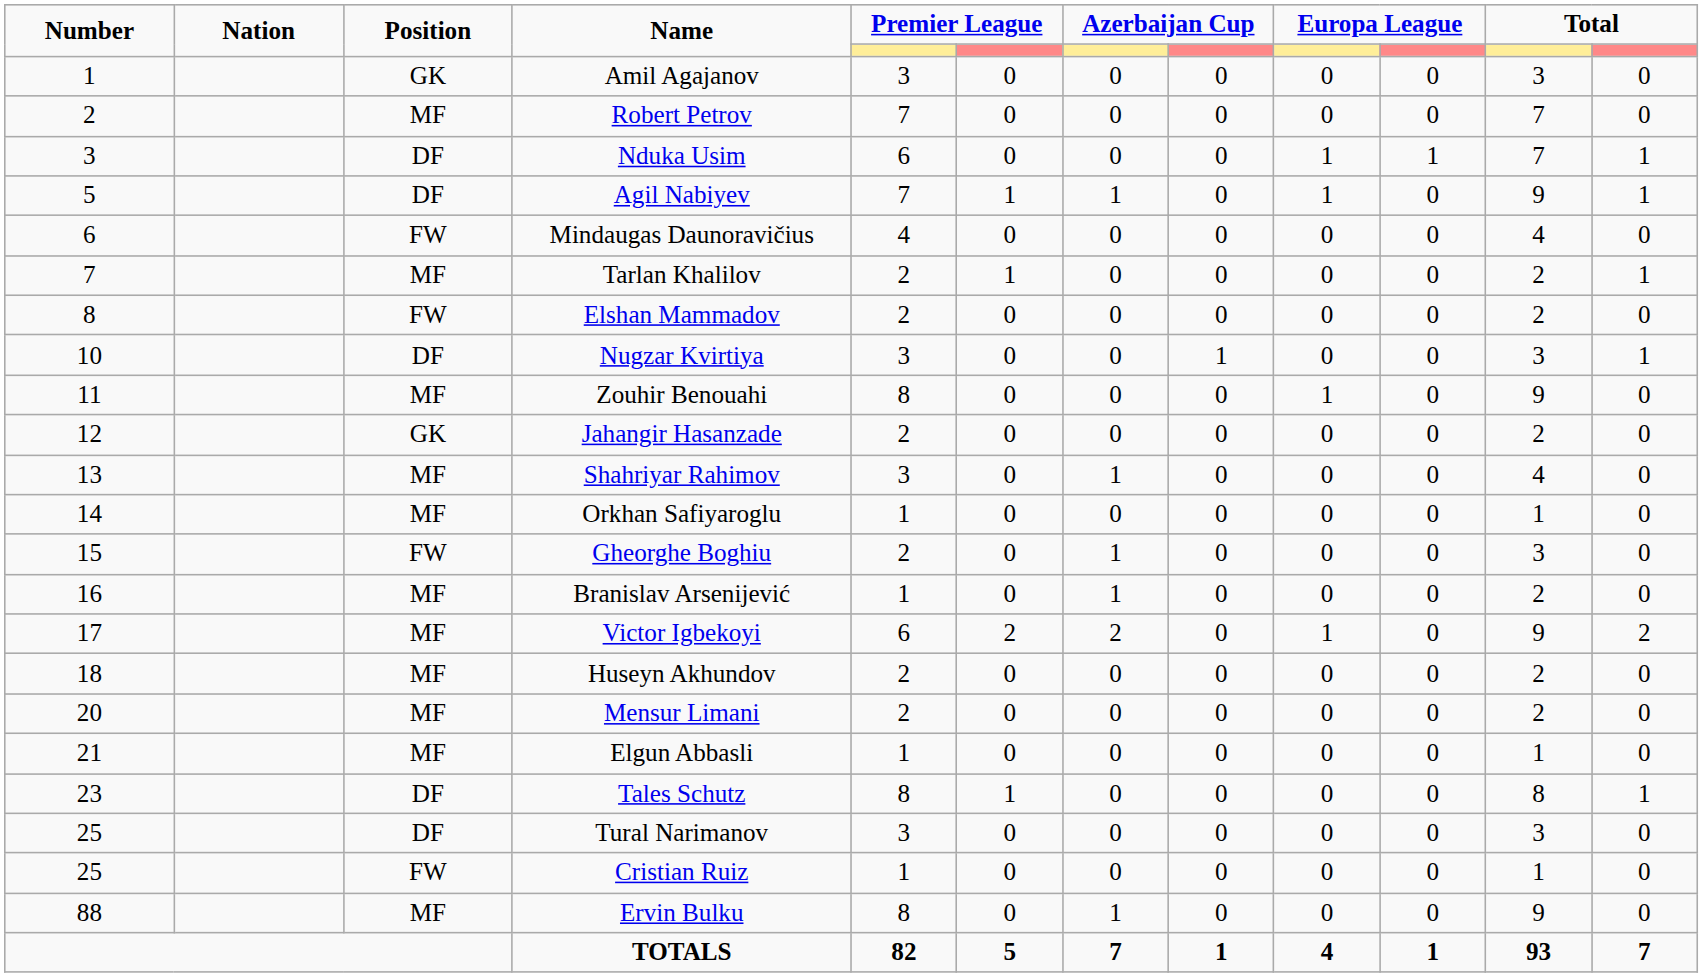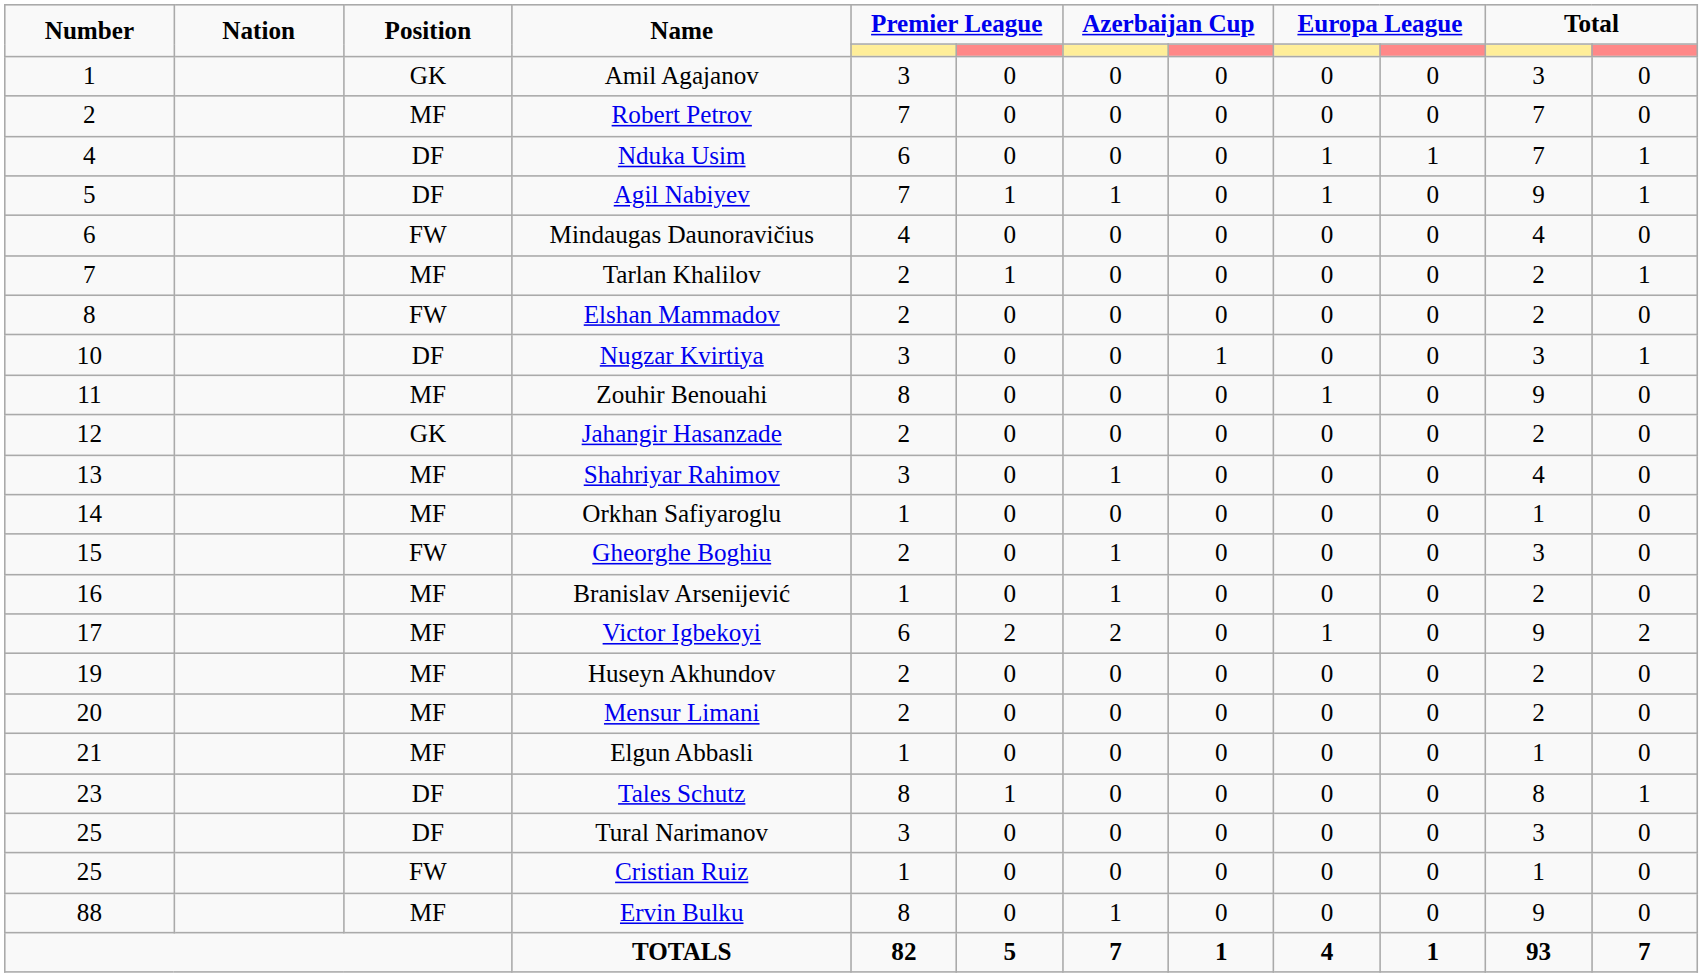(89, 155) 3 -> (89, 155) 4
(89, 673) 18 -> (89, 673) 19
